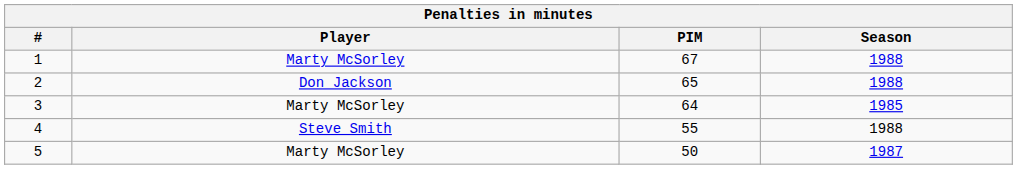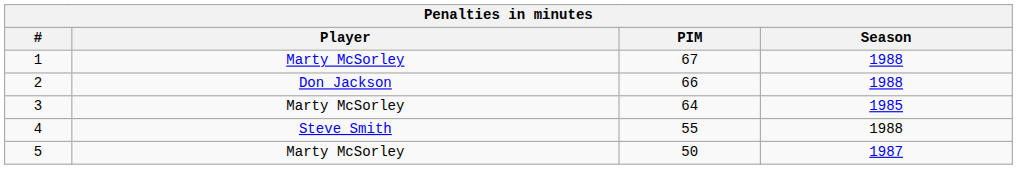(690, 84) 65 -> (690, 84) 66
